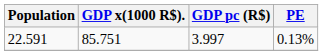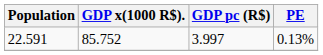(101, 38) 85.751 -> (101, 38) 85.752
